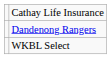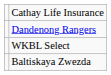+ row: (51, 62)
